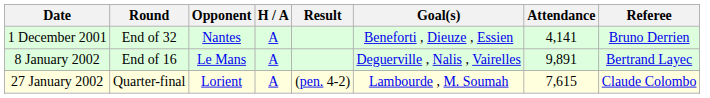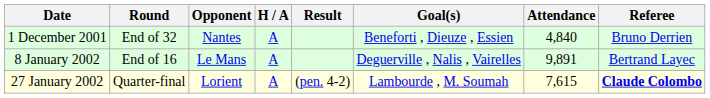(561, 37) 4,141 -> (561, 37) 4,840
(649, 81) normal -> (652, 81) bold
